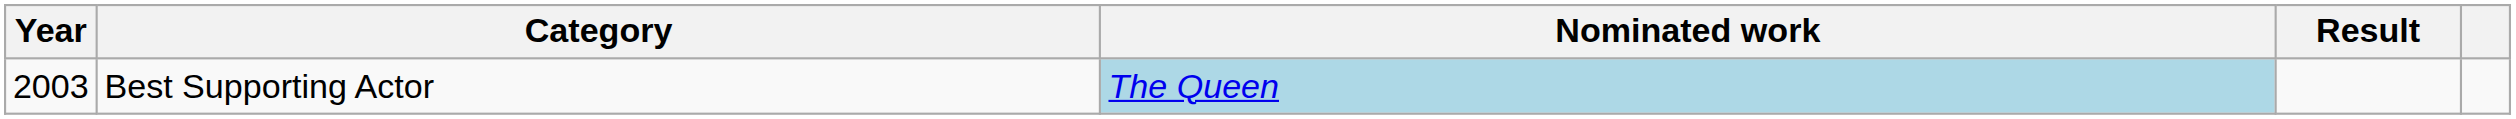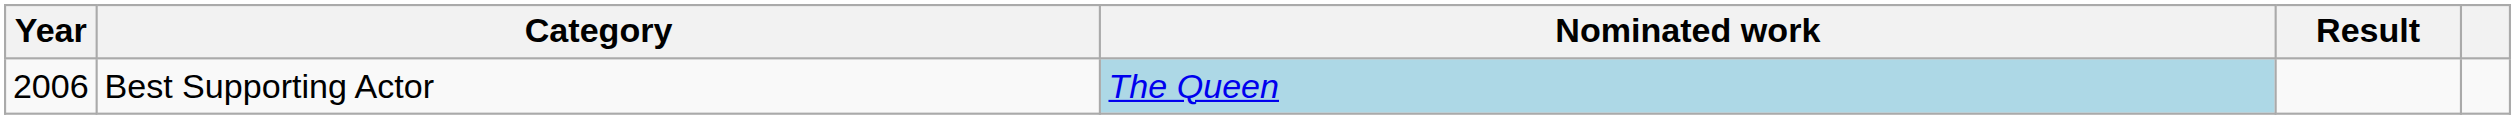(51, 85) 2003 -> (51, 85) 2006
